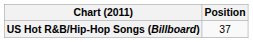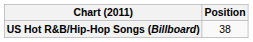(225, 29) 37 -> (225, 29) 38
